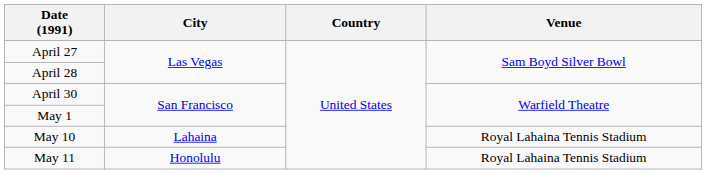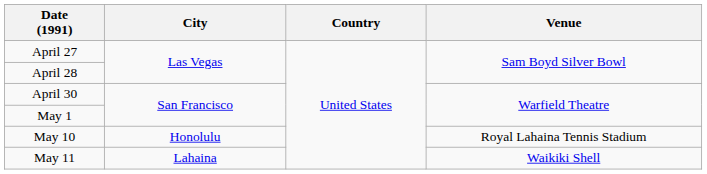(195, 136) Lahaina -> (195, 136) Honolulu
(195, 158) Honolulu -> (195, 158) Lahaina
(564, 158) Royal Lahaina Tennis Stadium -> (564, 158) Waikiki Shell
